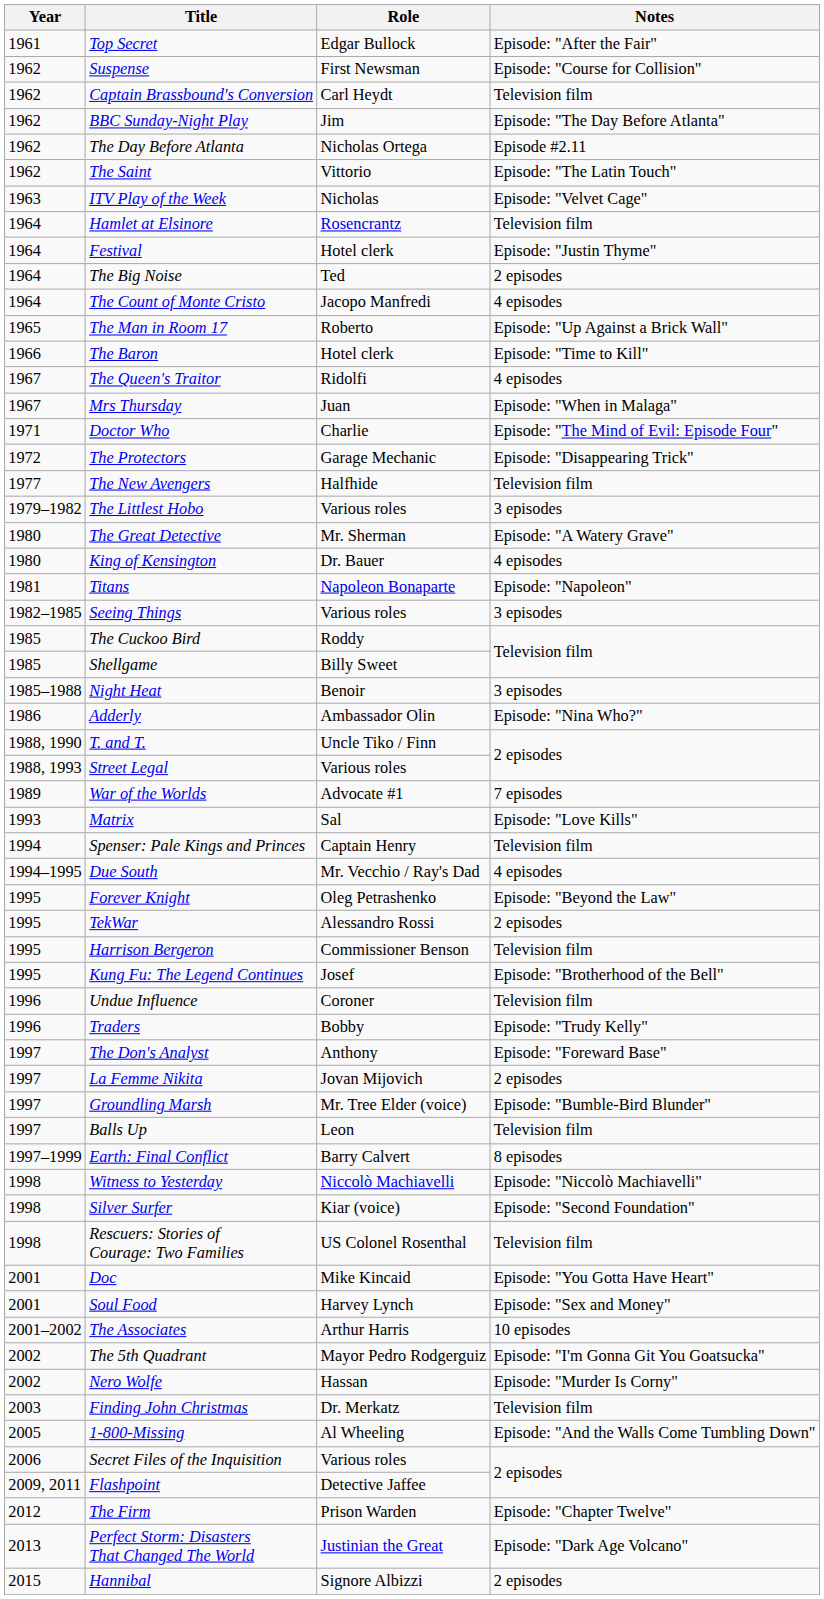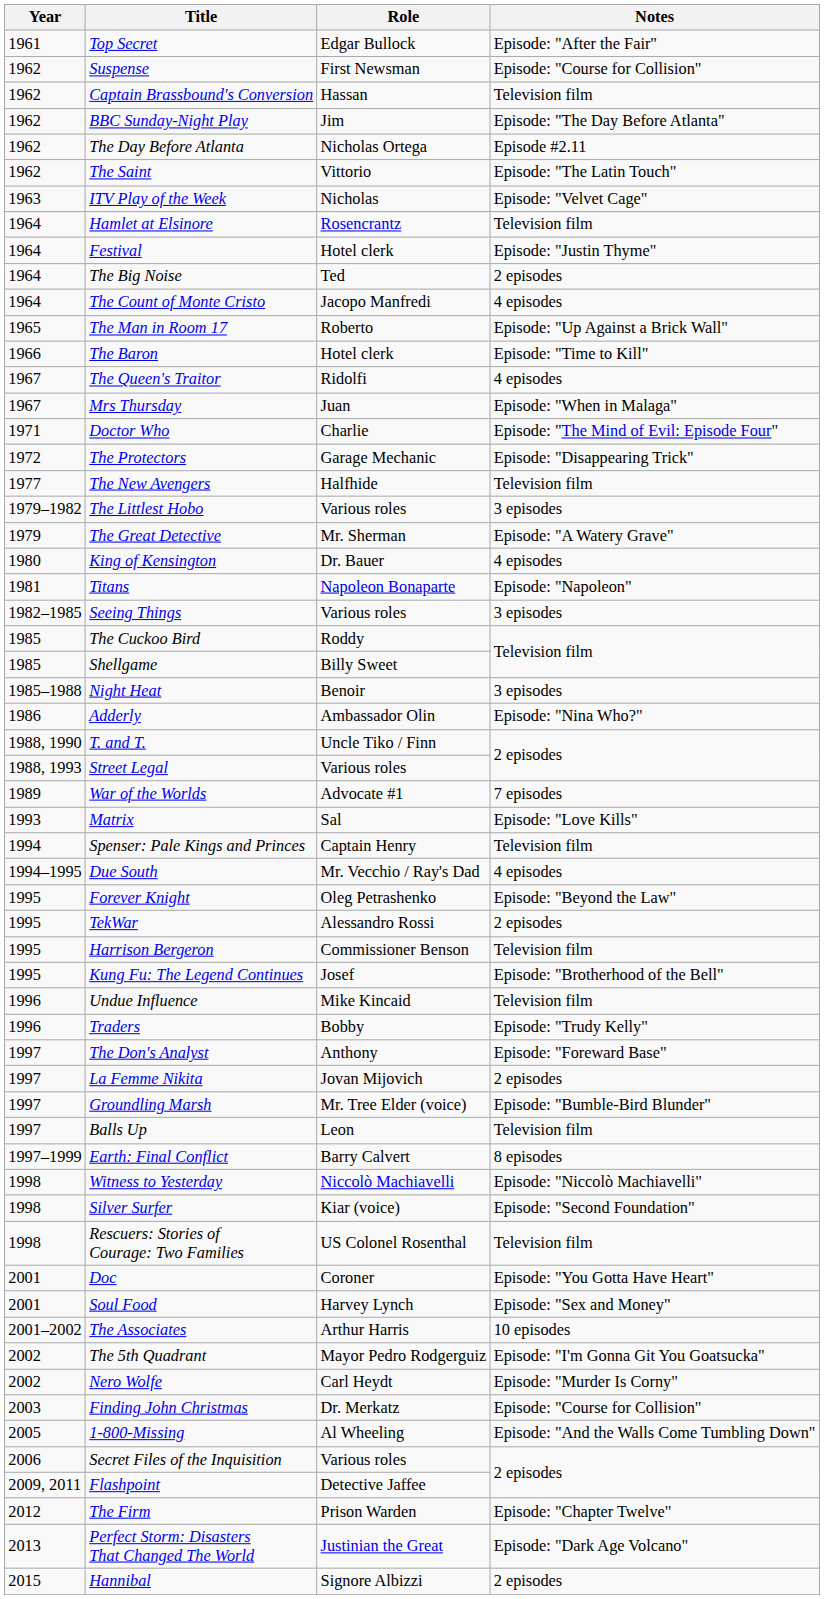(357, 95) Carl Heydt -> (344, 95) Hassan
(25, 535) 1980 -> (25, 535) 1979
(347, 1000) Coroner -> (366, 1000) Mike Kincaid
(366, 1278) Mike Kincaid -> (347, 1278) Coroner
(344, 1381) Hassan -> (357, 1381) Carl Heydt
(543, 1407) Television film -> (598, 1407) Episode: "Course for Collision"
